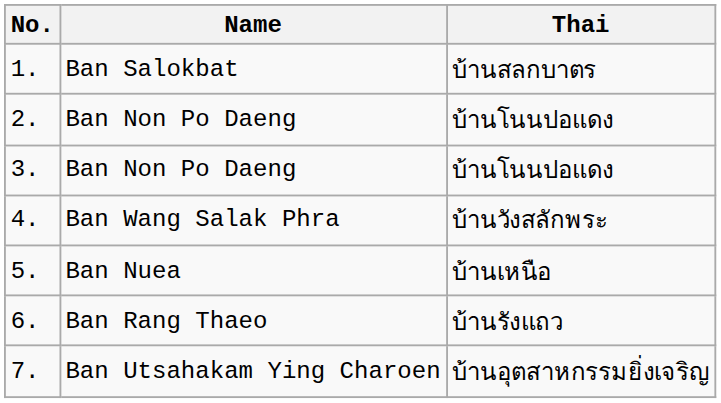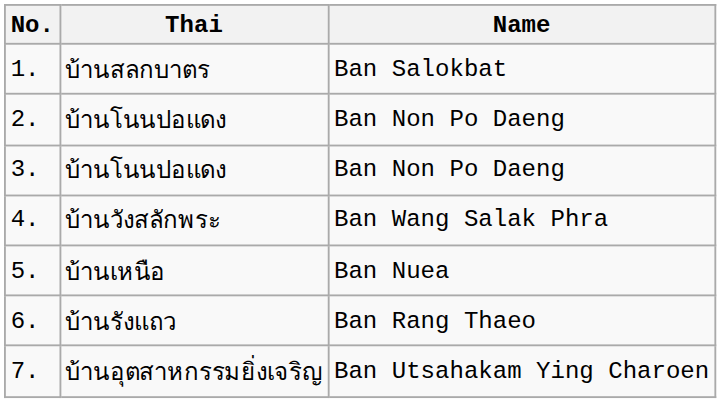columns swapped: (253, 25) <-> (581, 25)
